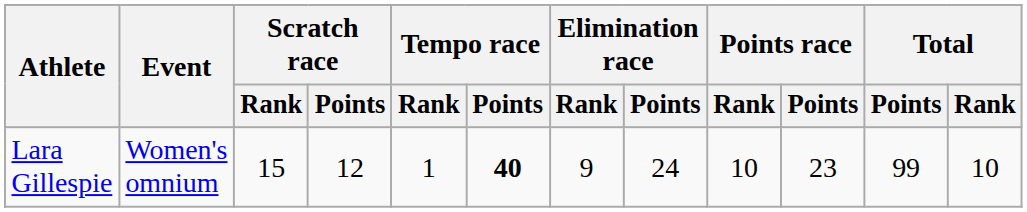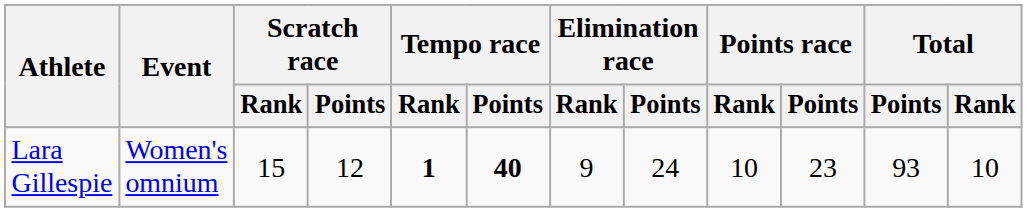(429, 167) normal -> (429, 167) bold
(906, 167) 99 -> (906, 167) 93
